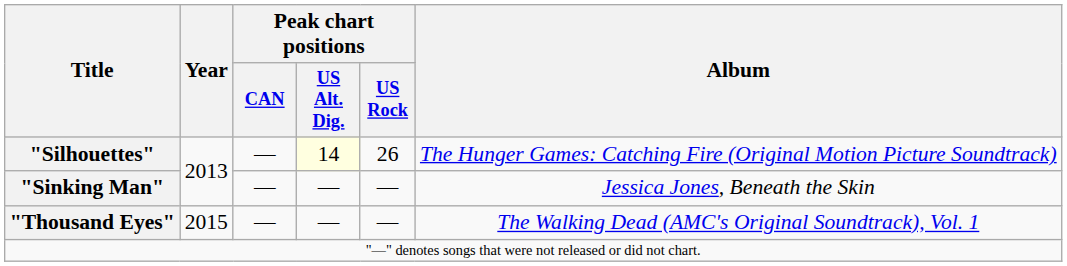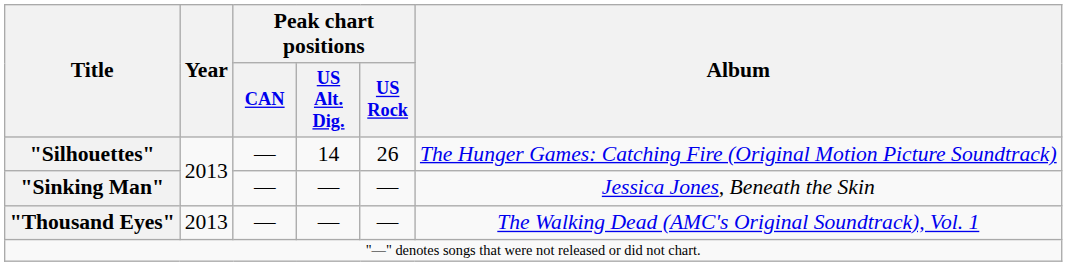(328, 153) lightyellow background -> (328, 153) no background
(206, 222) 2015 -> (206, 222) 2013
